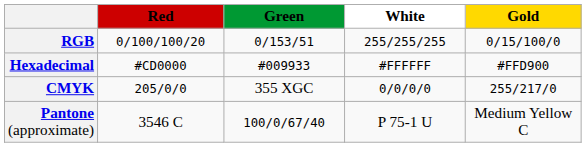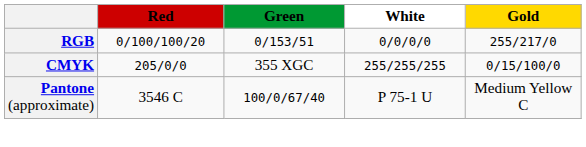(405, 41) 255/255/255 -> (405, 41) 0/0/0/0
(523, 41) 0/15/100/0 -> (523, 41) 255/217/0
- row: (52, 64)
(405, 89) 0/0/0/0 -> (405, 65) 255/255/255
(523, 89) 255/217/0 -> (523, 65) 0/15/100/0
